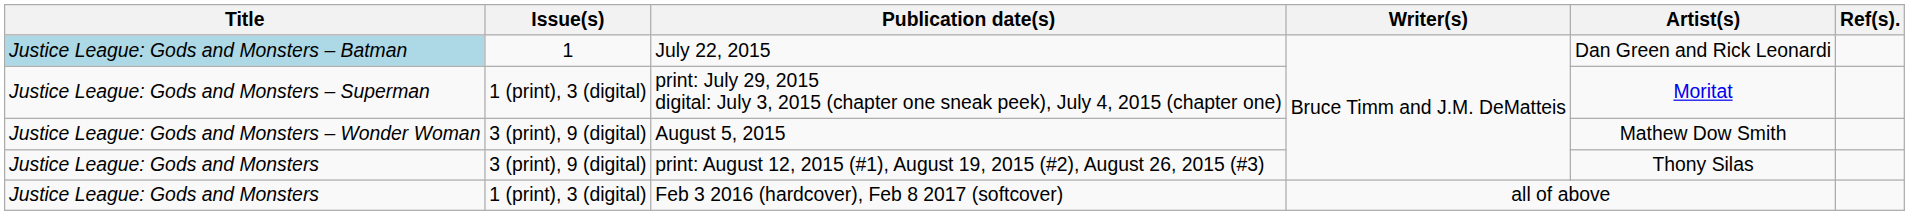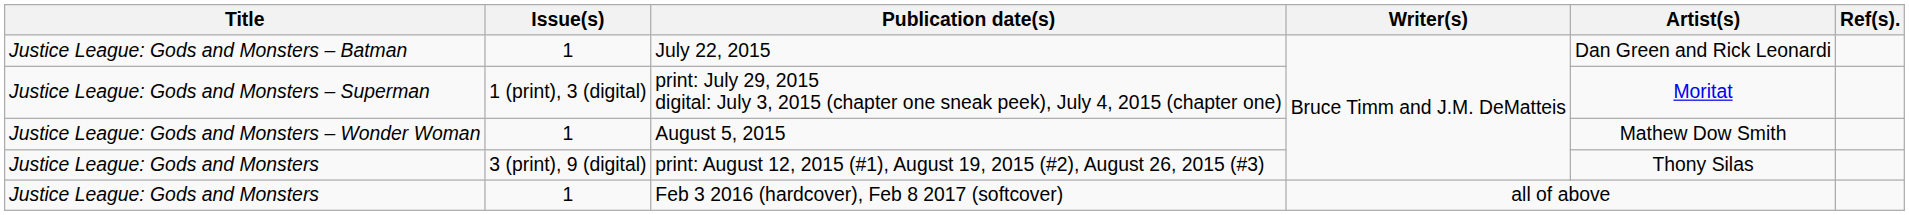(208, 50) lightblue background -> (208, 50) no background
(568, 133) 3 (print), 9 (digital) -> (568, 133) 1
(568, 195) 1 (print), 3 (digital) -> (568, 195) 1
